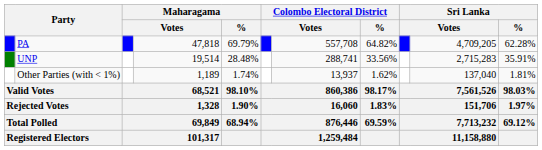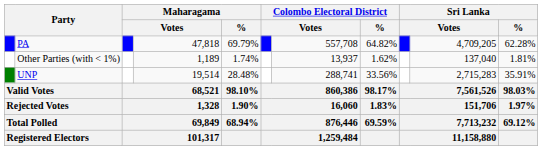rows swapped: (27, 59) <-> (69, 75)
